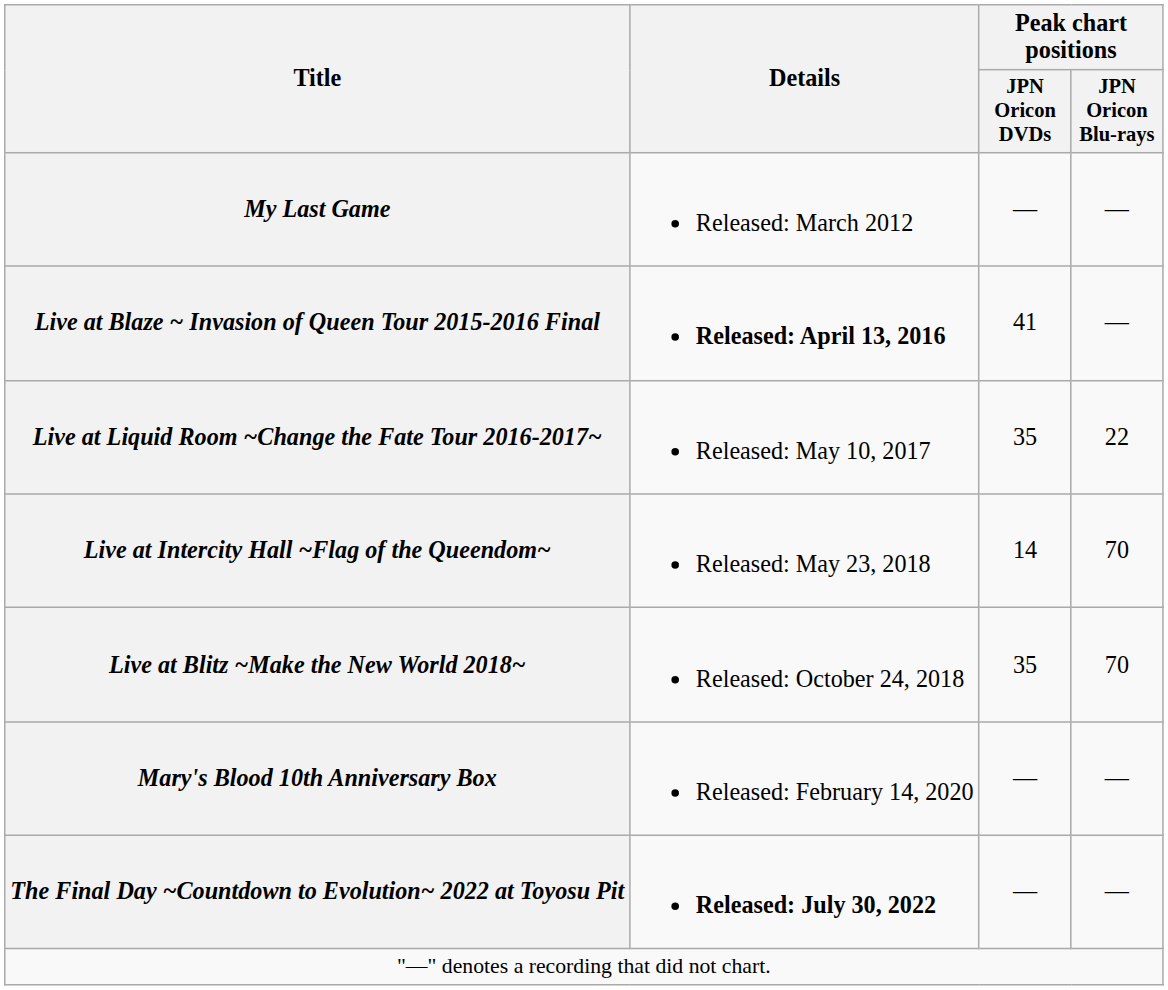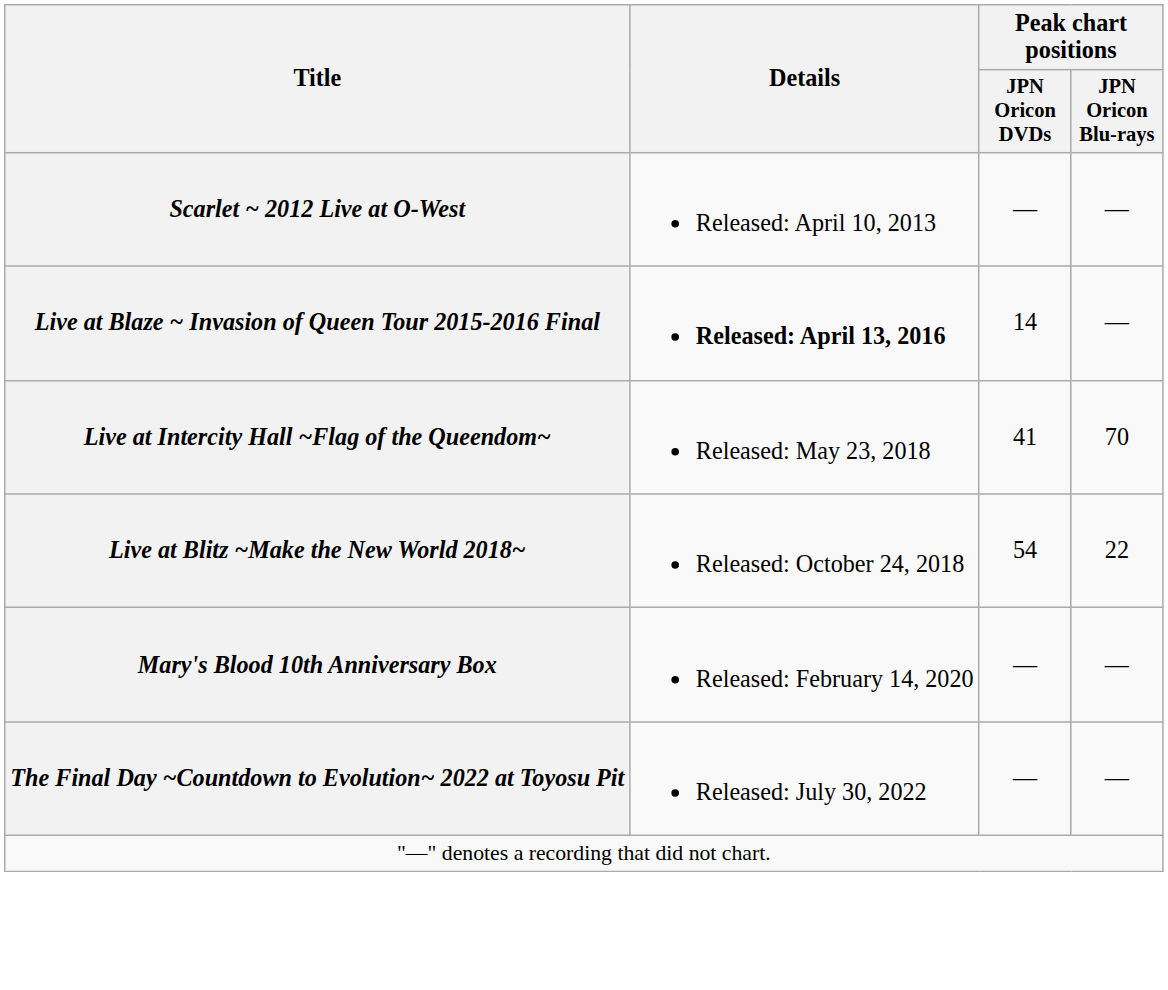- row: (317, 209)
+ row: (317, 209)
(1025, 322) 41 -> (1025, 322) 14
- row: (317, 436)
(1025, 550) 14 -> (1025, 436) 41
(1025, 664) 35 -> (1025, 550) 54
(1117, 664) 70 -> (1117, 550) 22
(805, 906) bold -> (805, 792) normal
